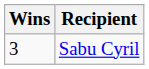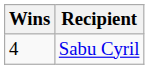(14, 49) 3 -> (14, 49) 4
